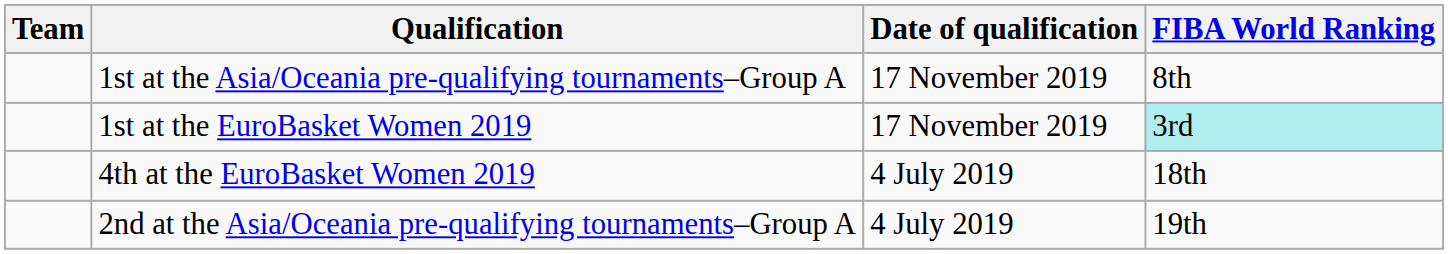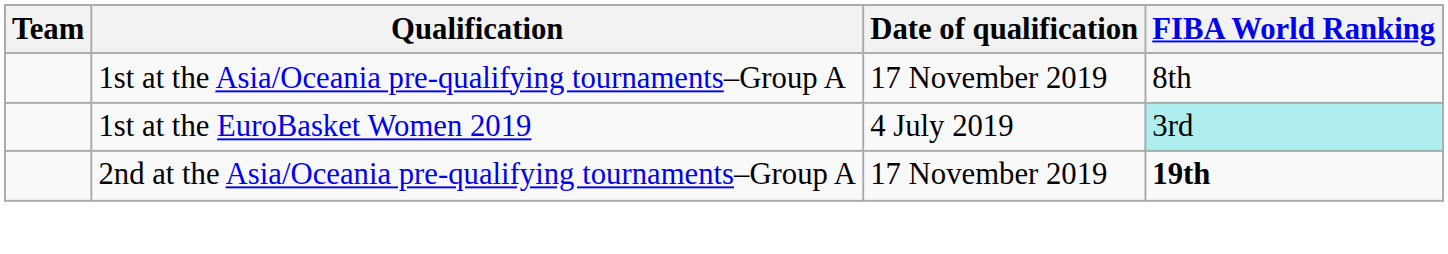(989, 126) 17 November 2019 -> (942, 126) 4 July 2019
- row: (317, 175)
(942, 223) 4 July 2019 -> (989, 175) 17 November 2019
(1180, 223) normal -> (1181, 175) bold
